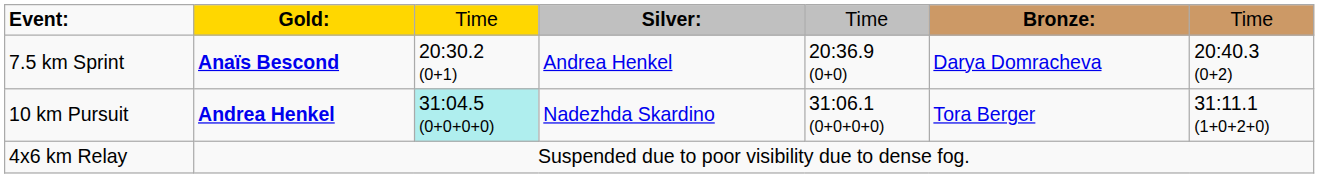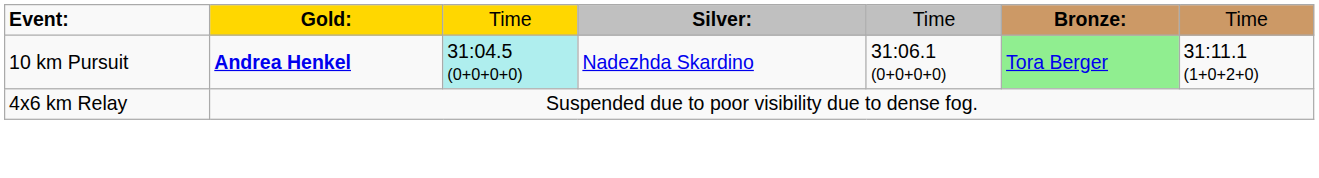- row: (67, 61)
(984, 114) no background -> (1057, 61) lightgreen background
